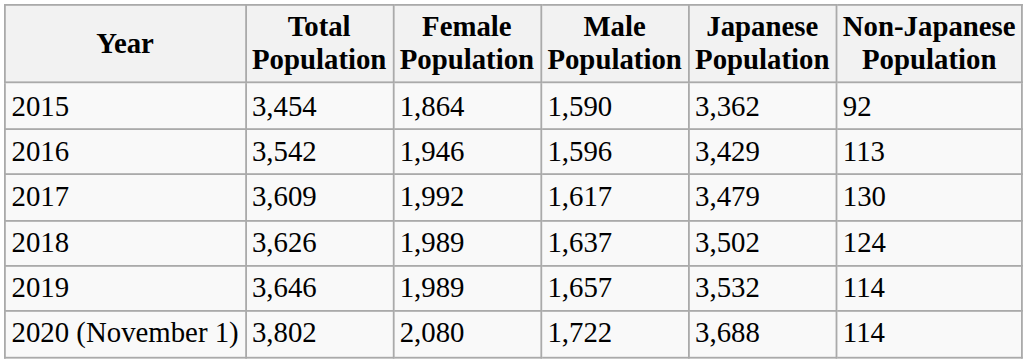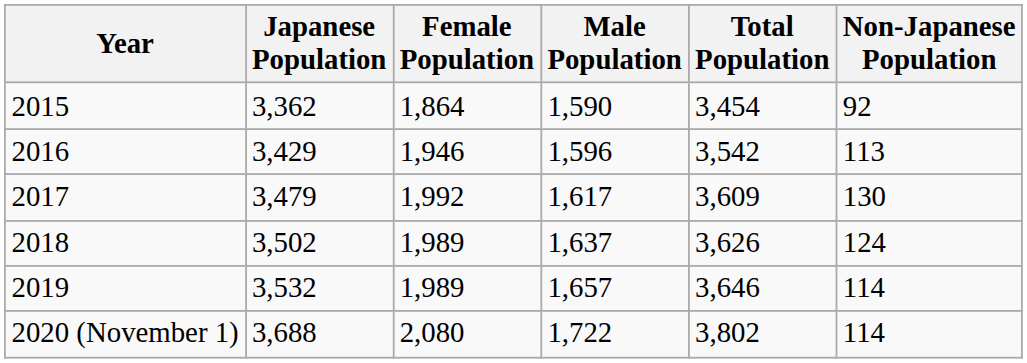columns swapped: (319, 43) <-> (762, 43)
